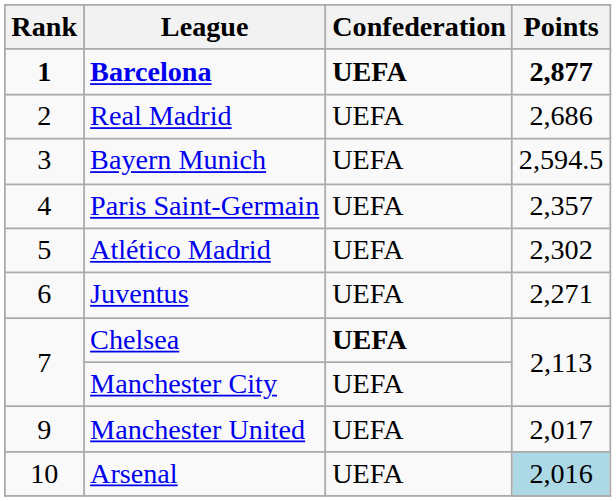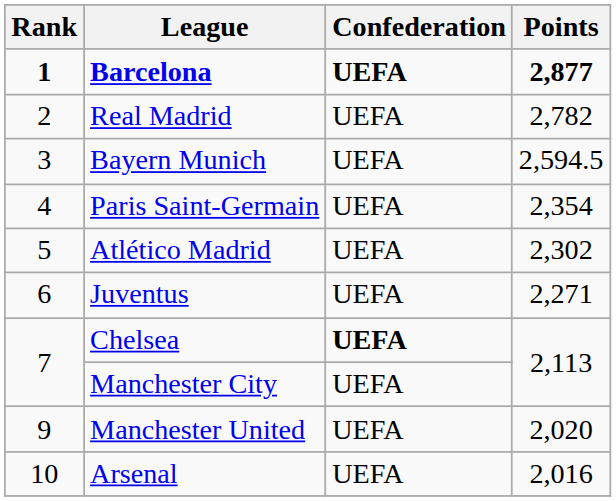(561, 116) 2,686 -> (561, 116) 2,782
(561, 205) 2,357 -> (561, 205) 2,354
(561, 428) 2,017 -> (561, 428) 2,020
(561, 473) lightblue background -> (561, 473) no background
